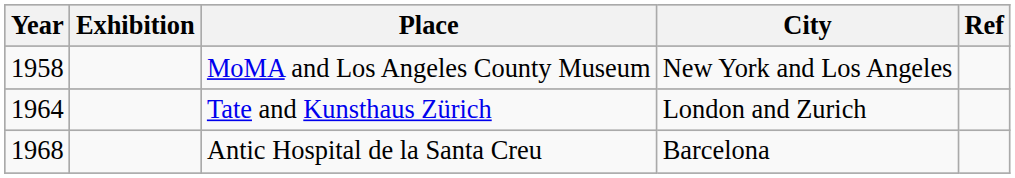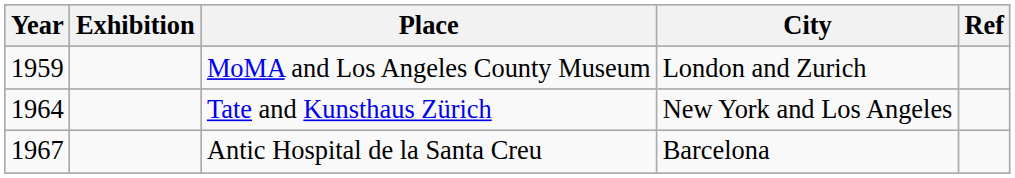(37, 67) 1958 -> (37, 67) 1959
(808, 67) New York and Los Angeles -> (765, 67) London and Zurich
(765, 109) London and Zurich -> (808, 109) New York and Los Angeles
(37, 151) 1968 -> (37, 151) 1967
